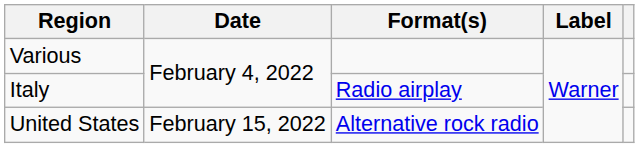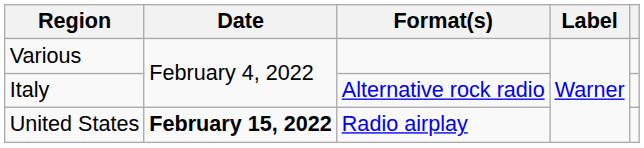(399, 90) Radio airplay -> (443, 90) Alternative rock radio
(238, 124) normal -> (241, 124) bold
(437, 124) Alternative rock radio -> (405, 124) Radio airplay
